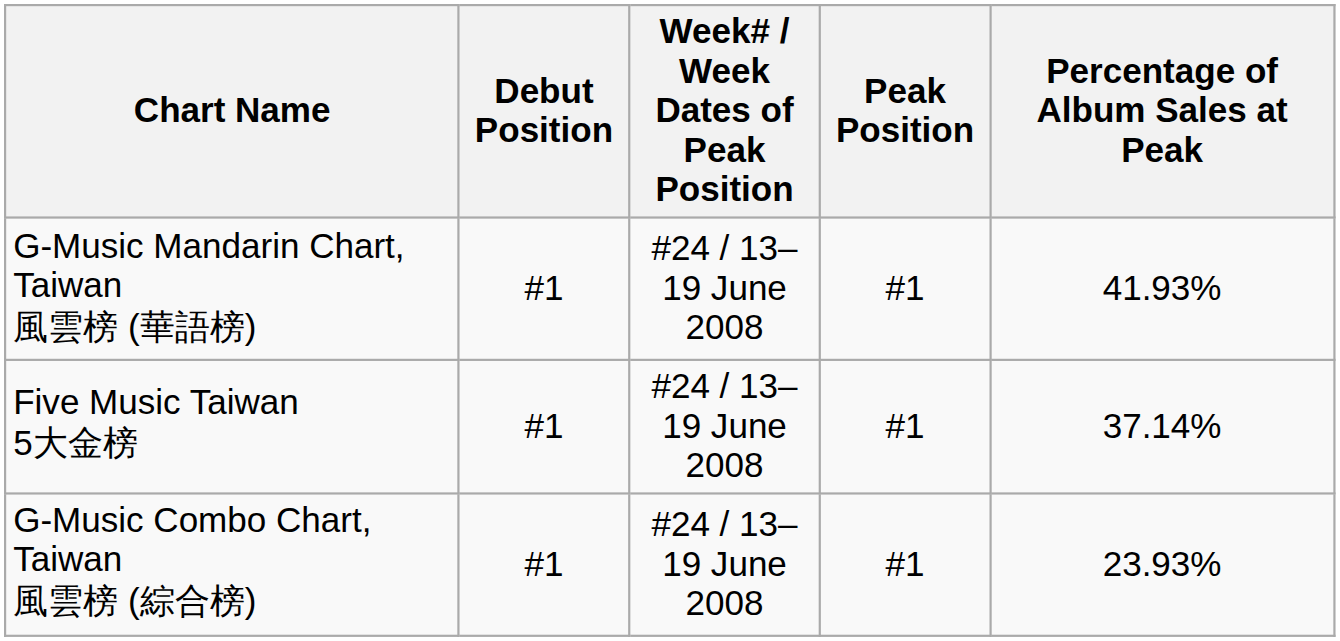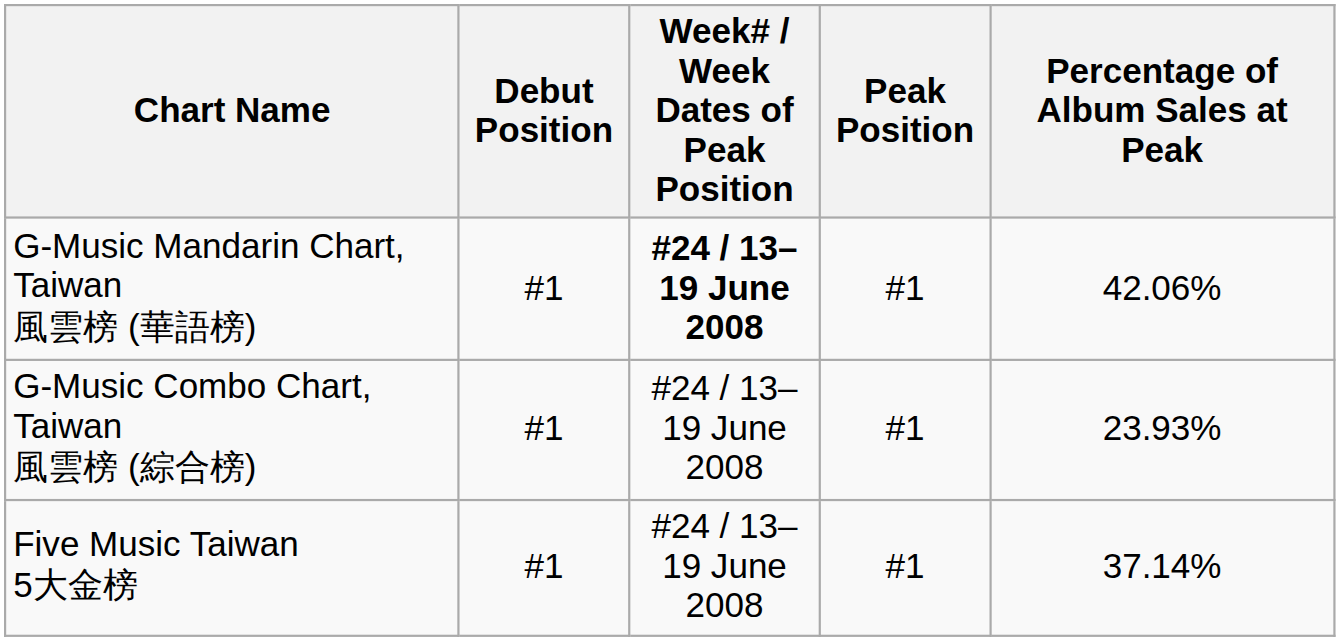(724, 288) normal -> (724, 288) bold
(1162, 288) 41.93% -> (1162, 288) 42.06%
rows swapped: (192, 561) <-> (156, 423)
